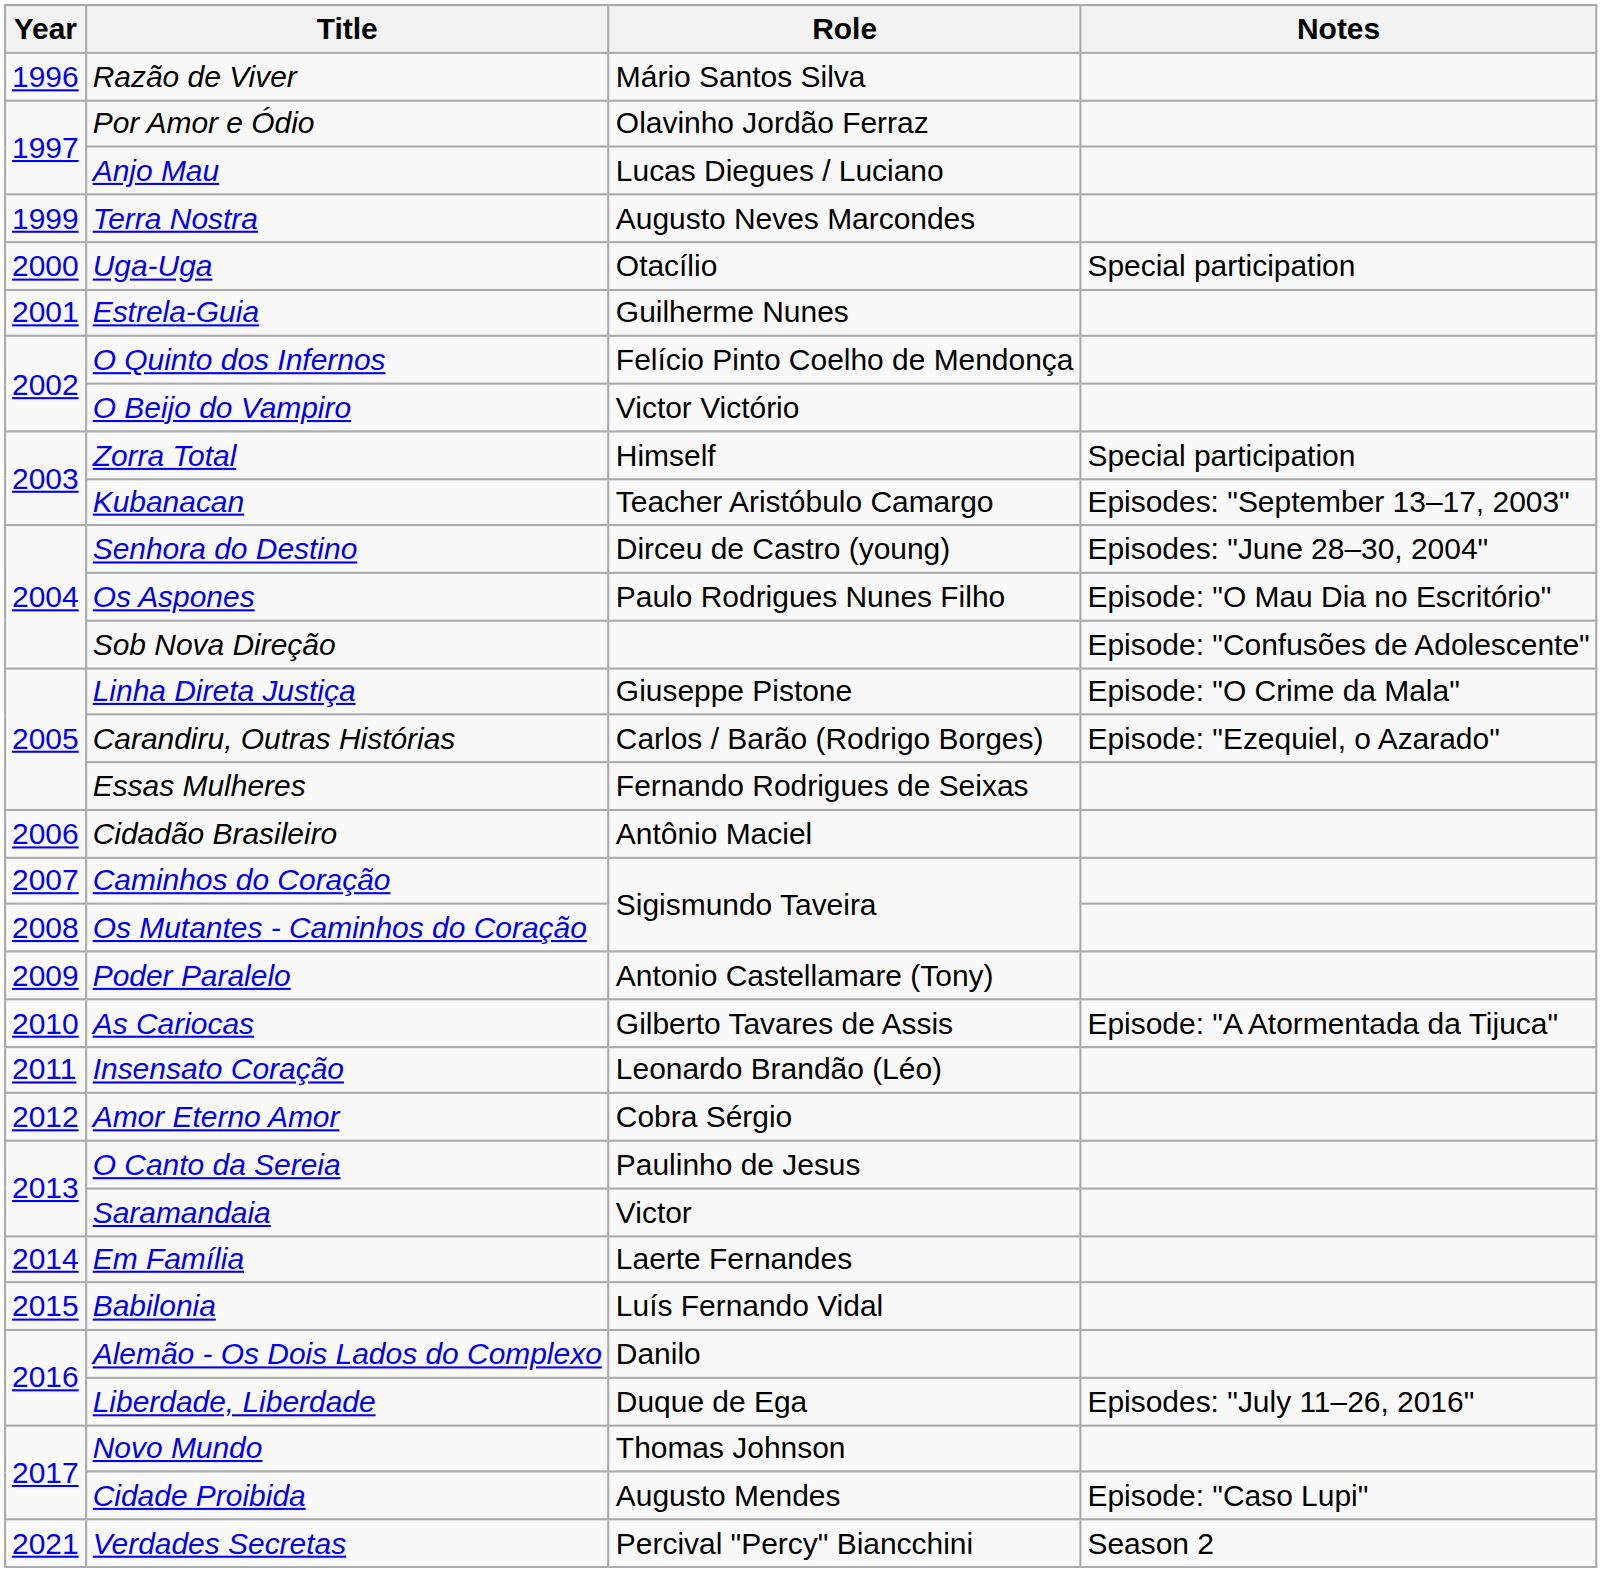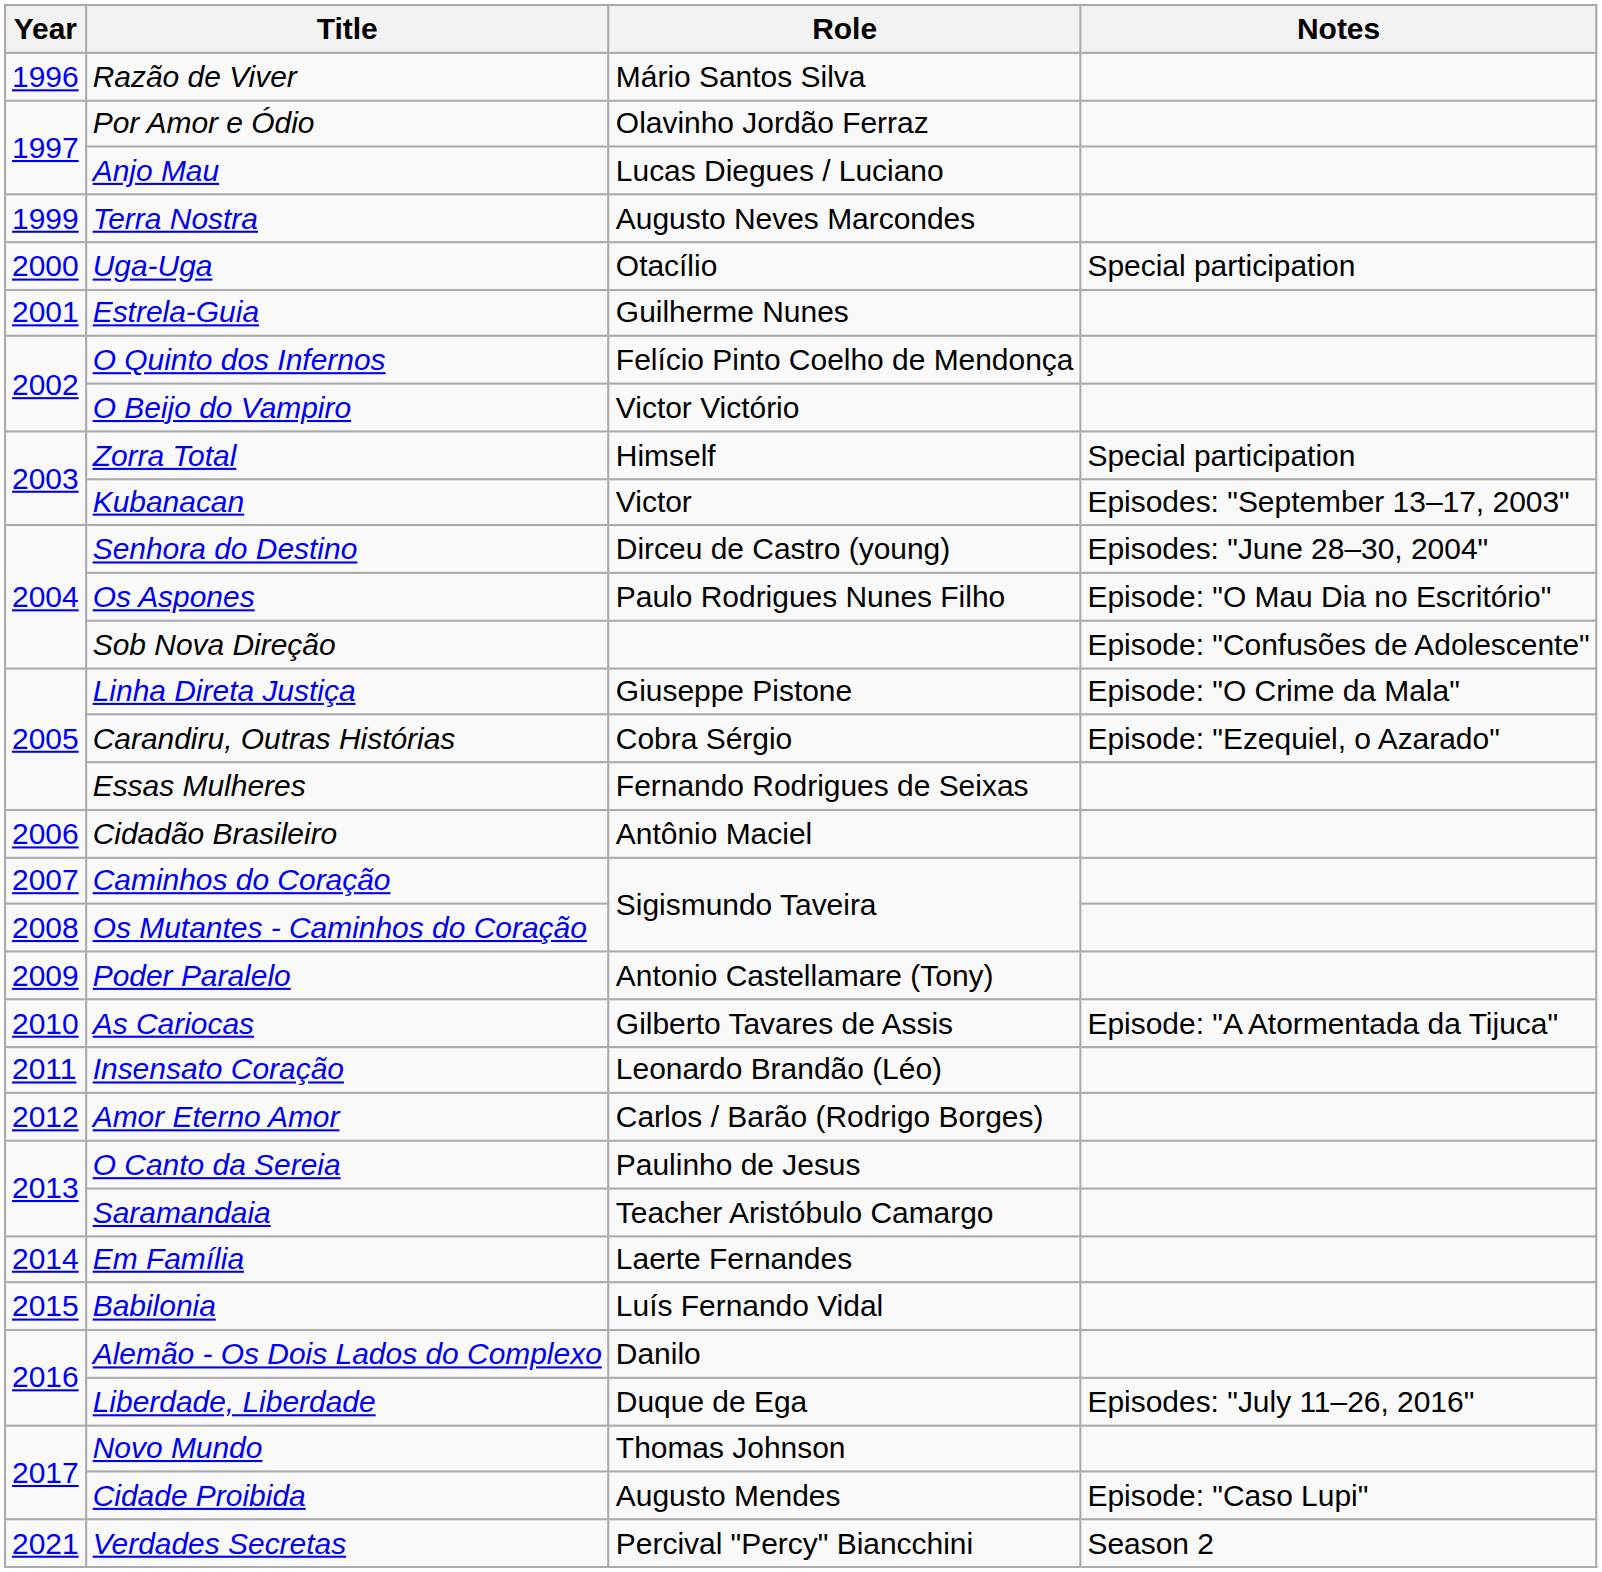(805, 502) Teacher Aristóbulo Camargo -> (654, 502) Victor
(830, 739) Carlos / Barão (Rodrigo Borges) -> (704, 739) Cobra Sérgio
(704, 1117) Cobra Sérgio -> (830, 1117) Carlos / Barão (Rodrigo Borges)
(654, 1212) Victor -> (805, 1212) Teacher Aristóbulo Camargo
